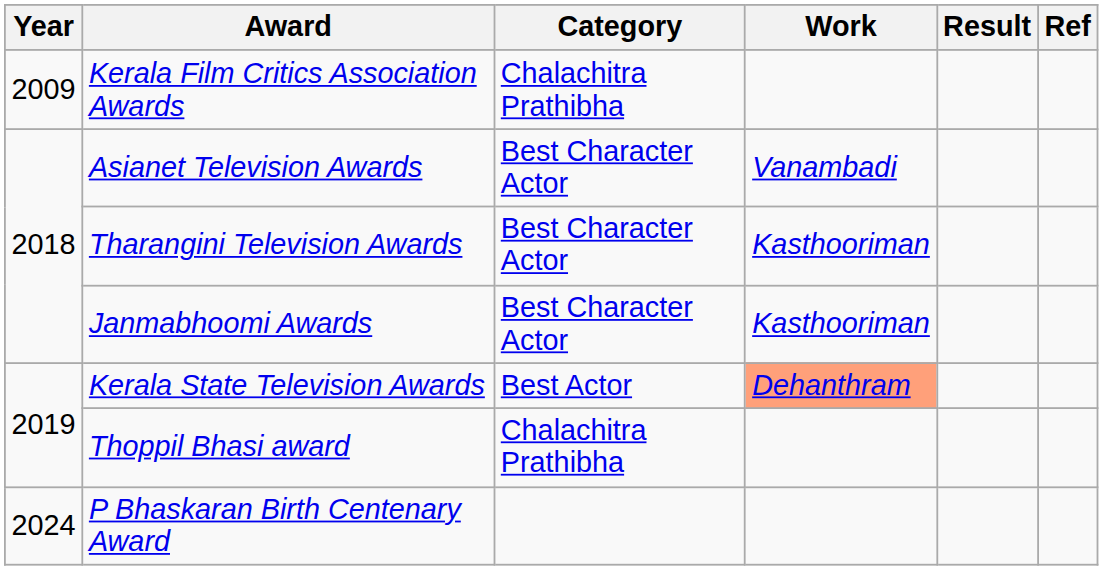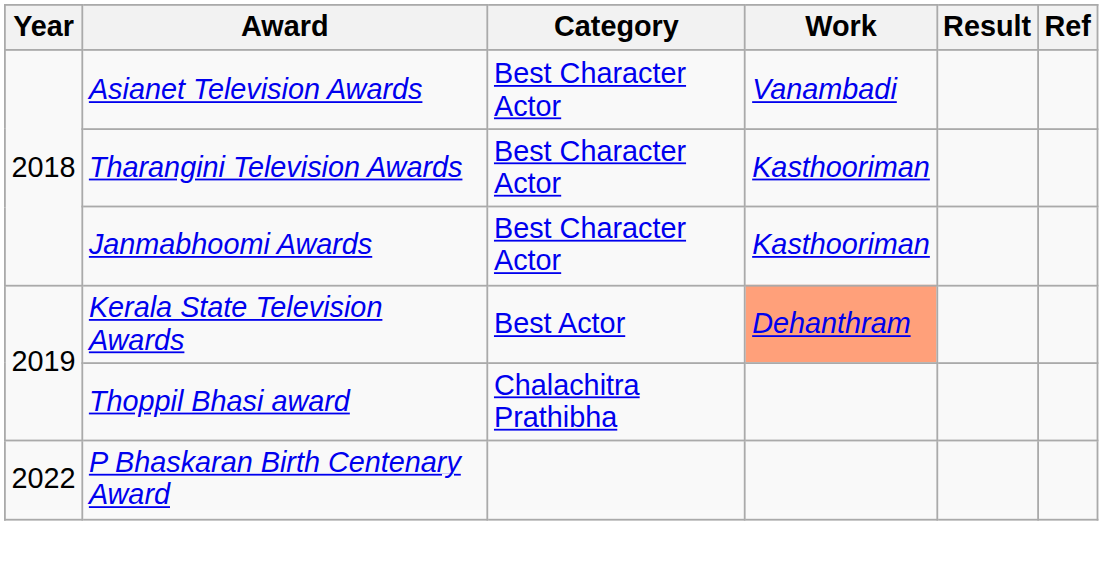- row: (283, 89)
(44, 525) 2024 -> (44, 479) 2022
